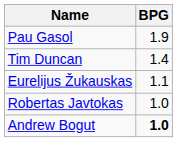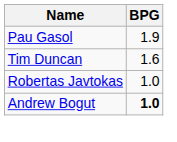(159, 59) 1.4 -> (150, 59) 1.6
- row: (70, 81)
